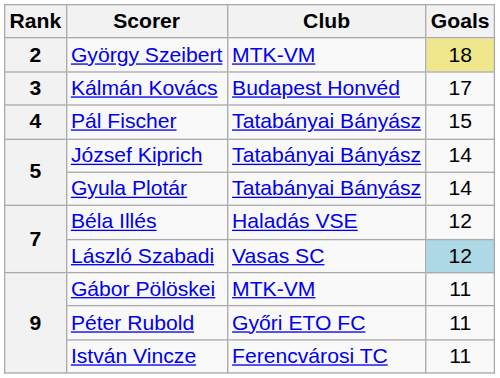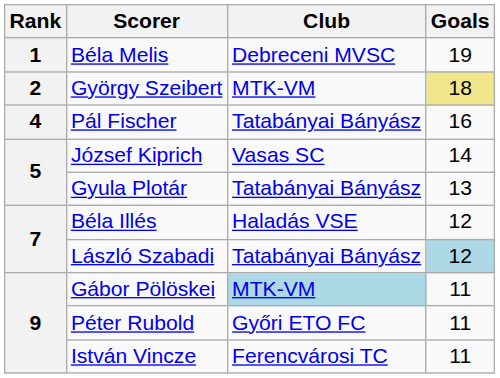+ row: (120, 54)
- row: (144, 88)
(460, 121) 15 -> (460, 121) 16
(327, 155) Tatabányai Bányász -> (278, 155) Vasas SC
(460, 188) 14 -> (460, 188) 13
(278, 255) Vasas SC -> (327, 255) Tatabányai Bányász
(274, 289) no background -> (274, 289) lightblue background
